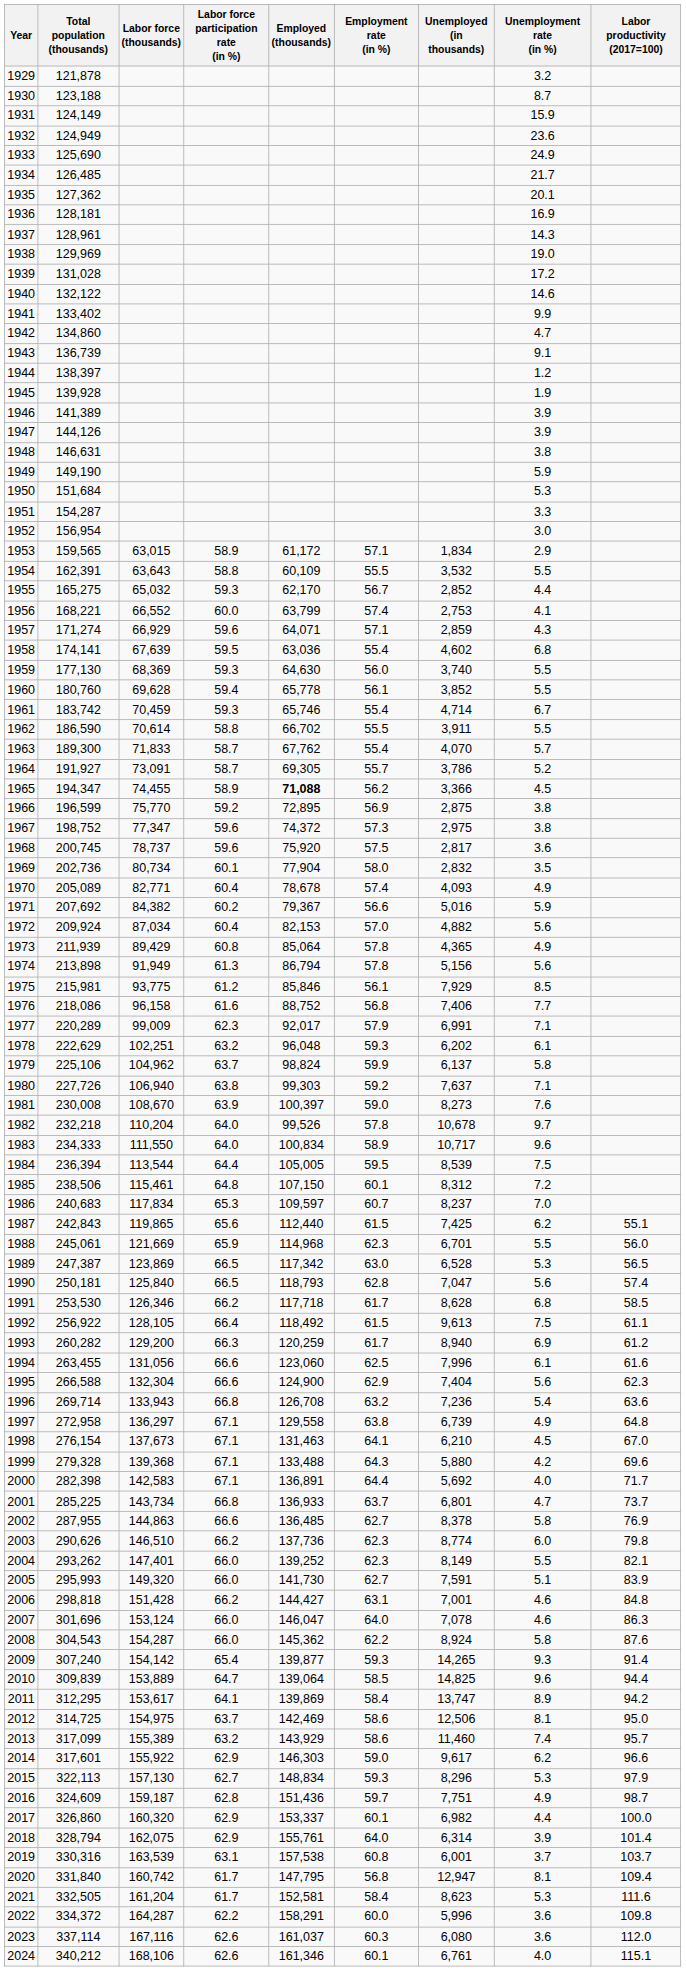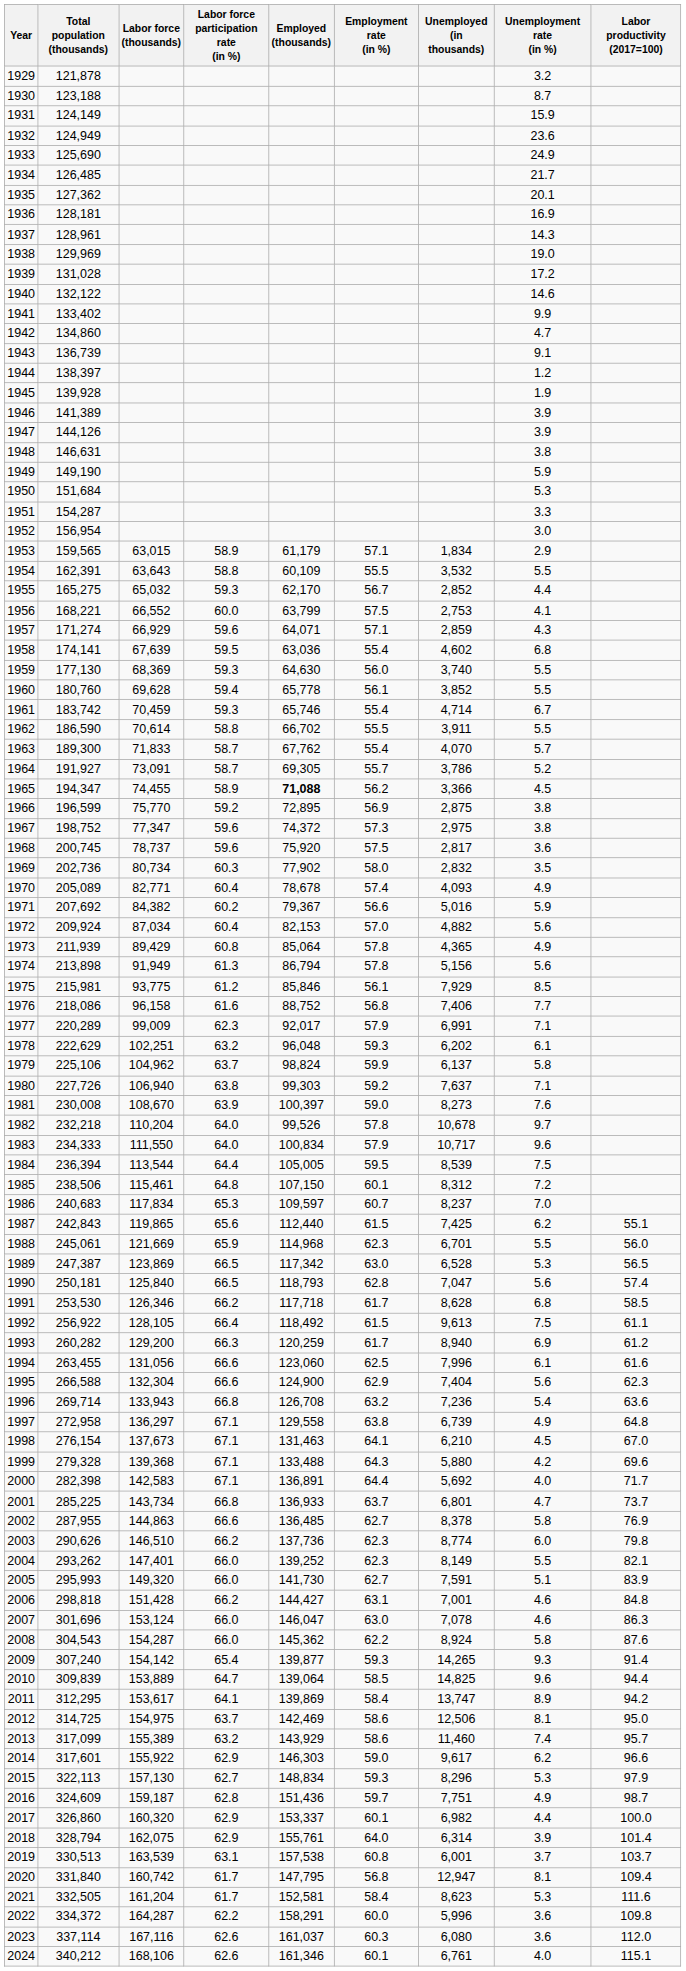(301, 551) 61,172 -> (301, 551) 61,179
(376, 610) 57.4 -> (376, 610) 57.5
(226, 868) 60.1 -> (226, 868) 60.3
(301, 868) 77,904 -> (301, 868) 77,902
(376, 1145) 58.9 -> (376, 1145) 57.9
(376, 1620) 64.0 -> (376, 1620) 63.0
(78, 1857) 330,316 -> (78, 1857) 330,513
